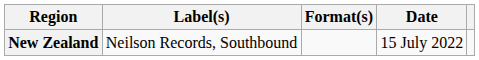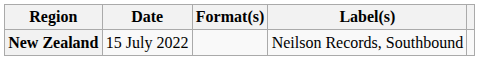columns swapped: (422, 17) <-> (202, 17)
